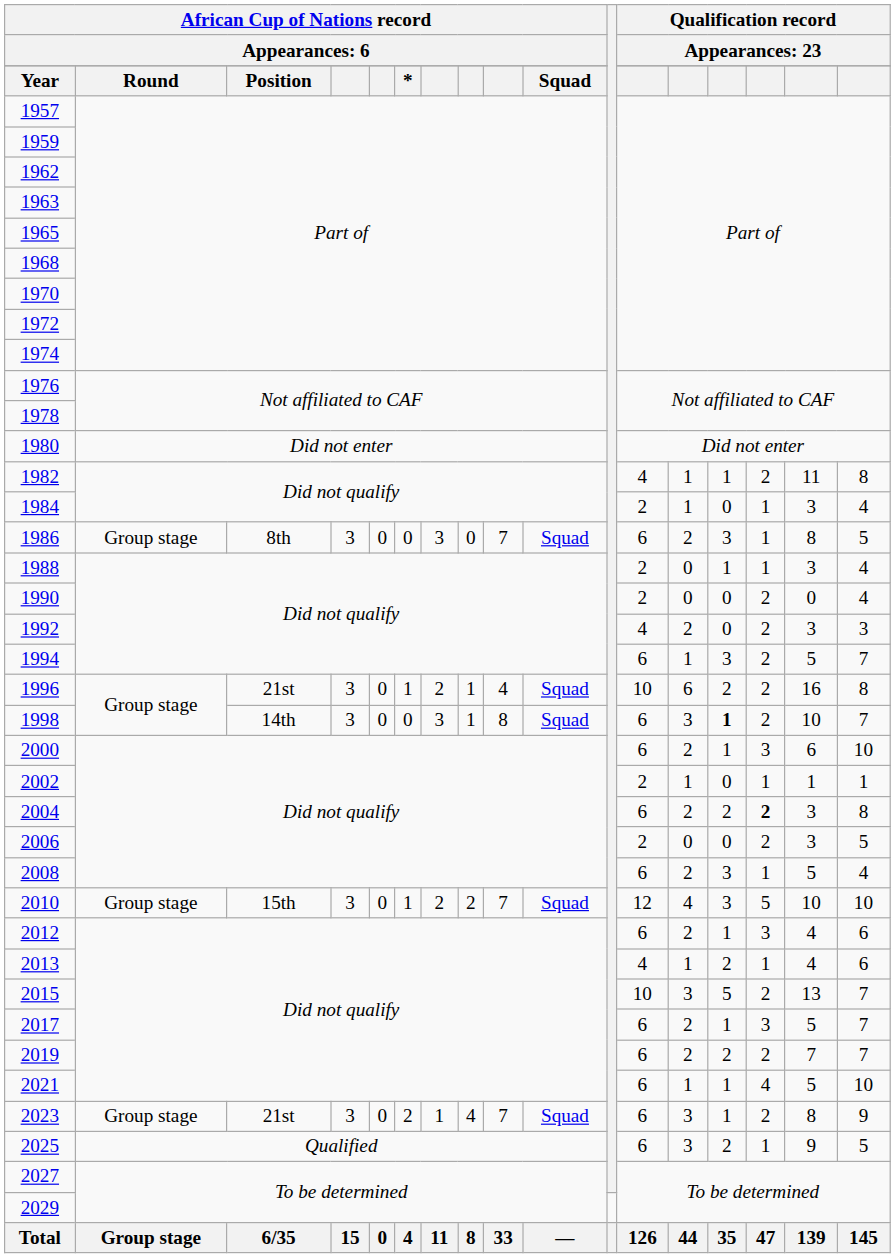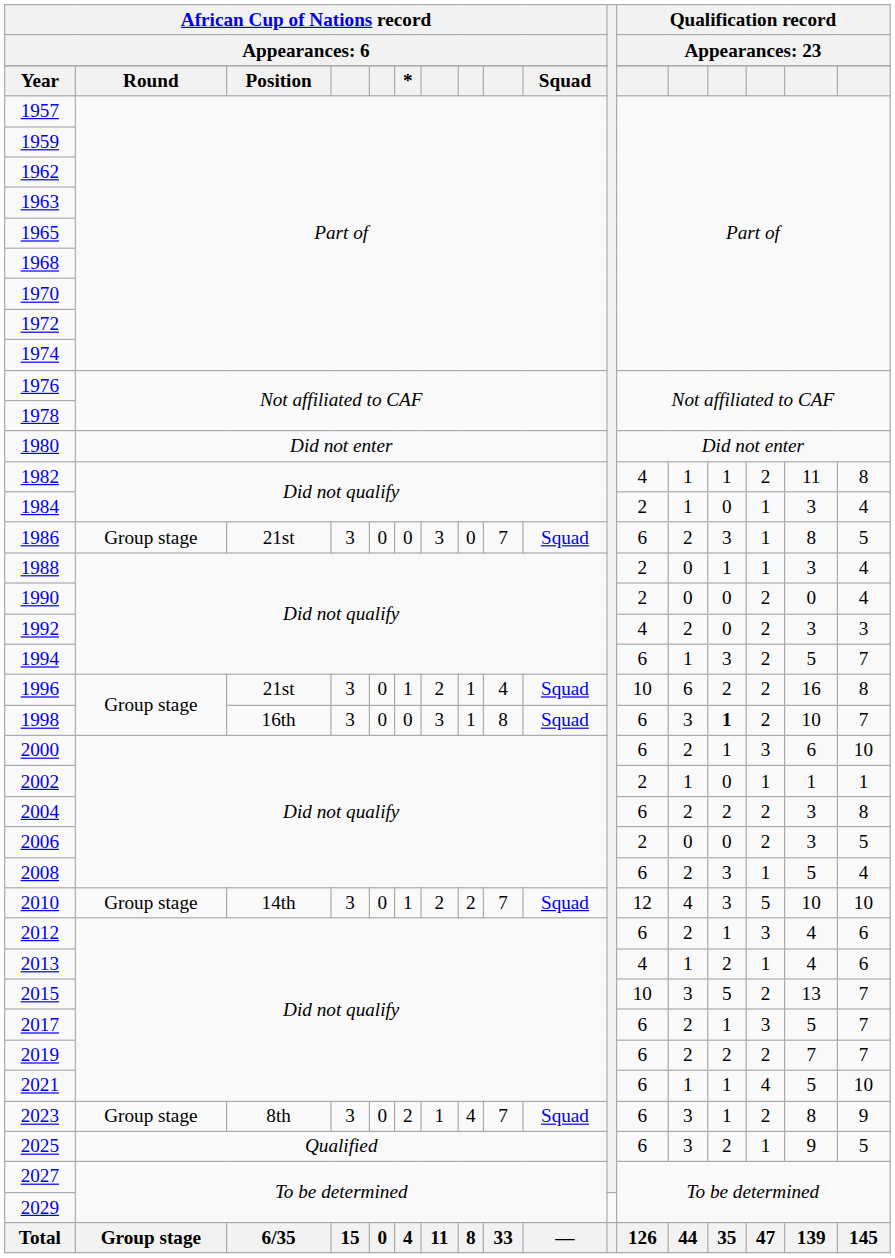(279, 537) 8th -> (279, 537) 21st
(279, 720) 14th -> (279, 720) 16th
(766, 811) bold -> (766, 811) normal
(279, 902) 15th -> (279, 902) 14th
(279, 1115) 21st -> (279, 1115) 8th
